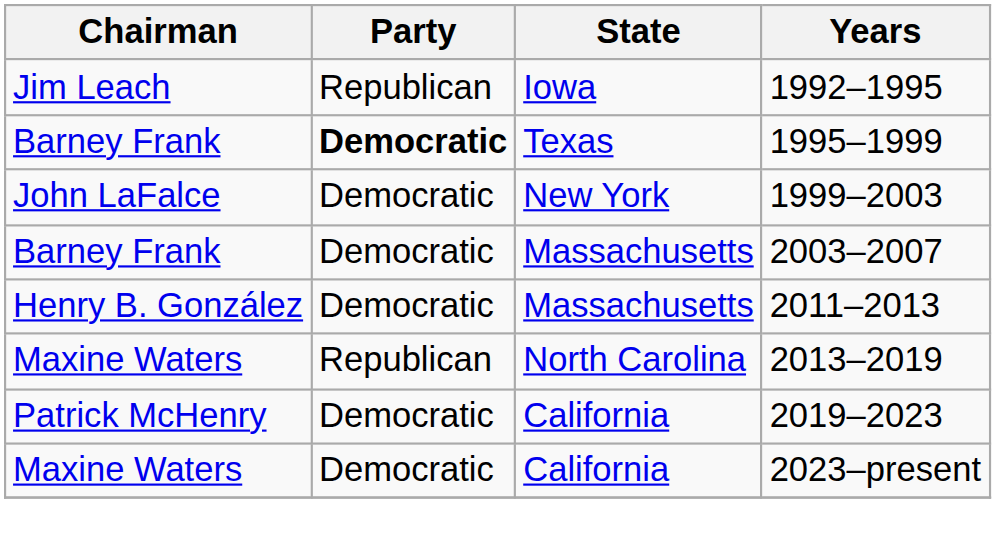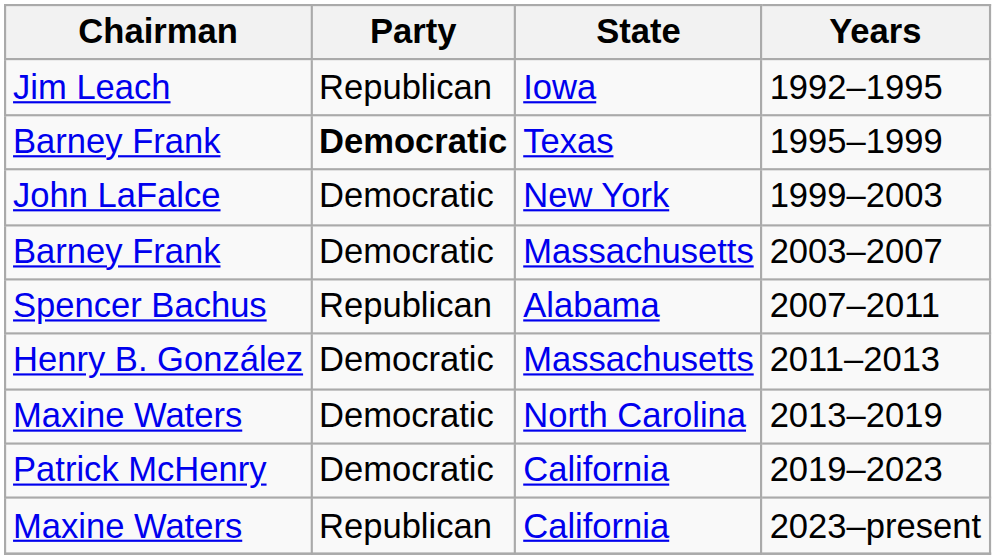+ row: (855, 305)
(405, 360) Republican -> (406, 415) Democratic
(406, 470) Democratic -> (405, 525) Republican
